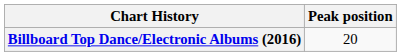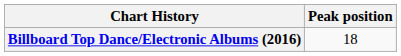(350, 39) 20 -> (350, 39) 18
